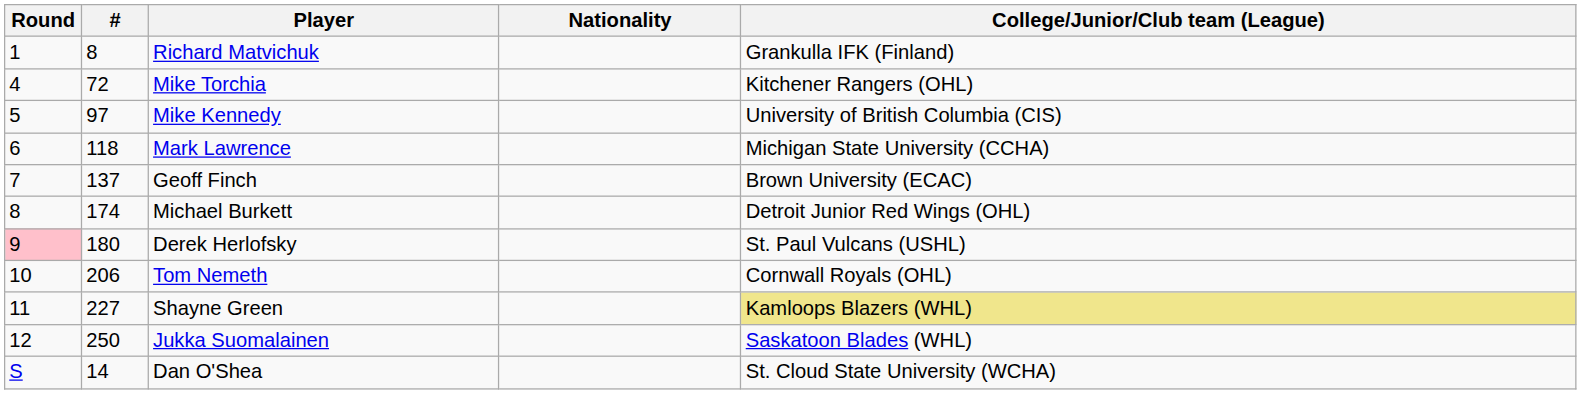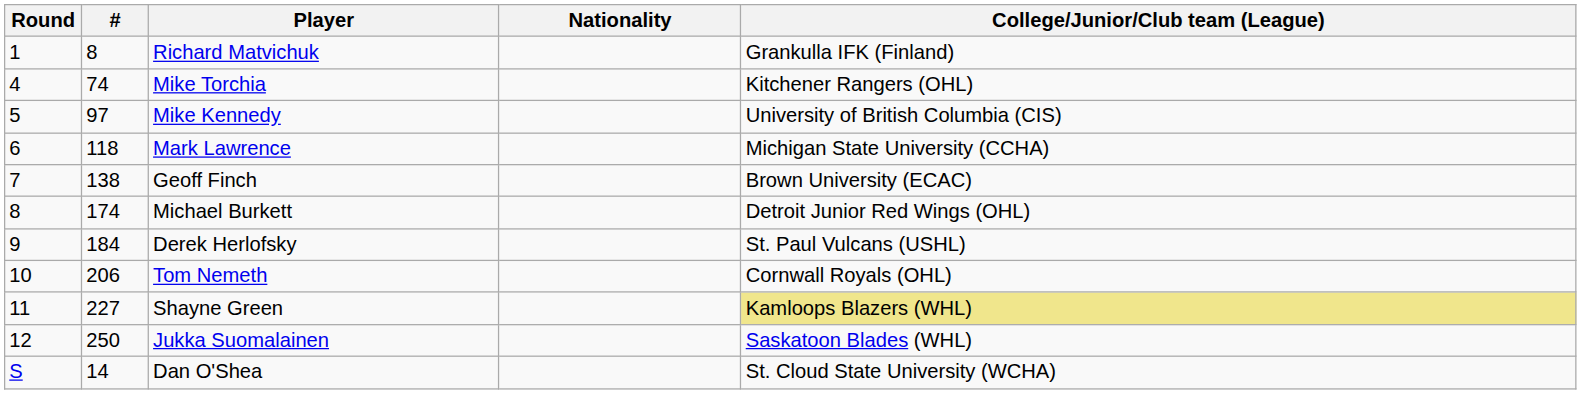(98, 84) 72 -> (98, 84) 74
(103, 180) 137 -> (103, 180) 138
(15, 244) pink background -> (15, 244) no background
(103, 244) 180 -> (103, 244) 184
